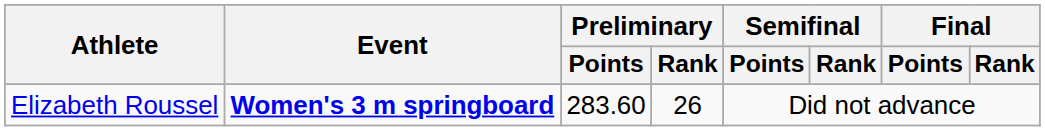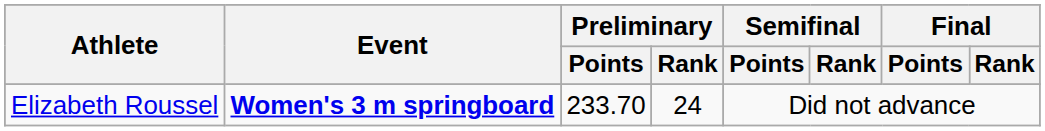(606, 105) 283.60 -> (606, 105) 233.70
(688, 105) 26 -> (688, 105) 24
